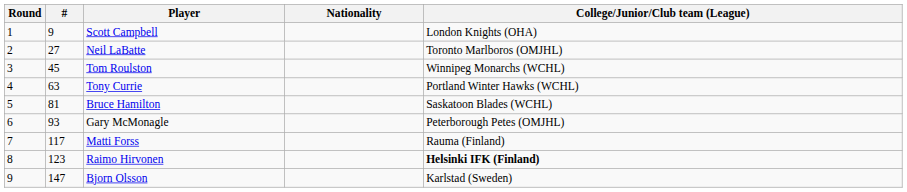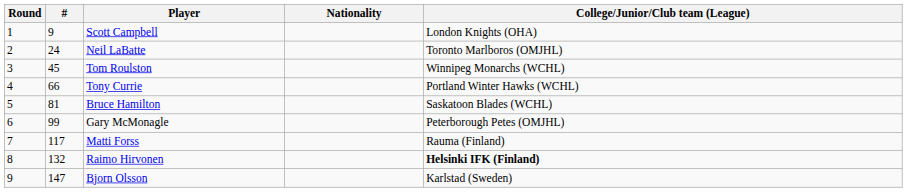(54, 50) 27 -> (54, 50) 24
(54, 86) 63 -> (54, 86) 66
(54, 123) 93 -> (54, 123) 99
(57, 159) 123 -> (57, 159) 132
